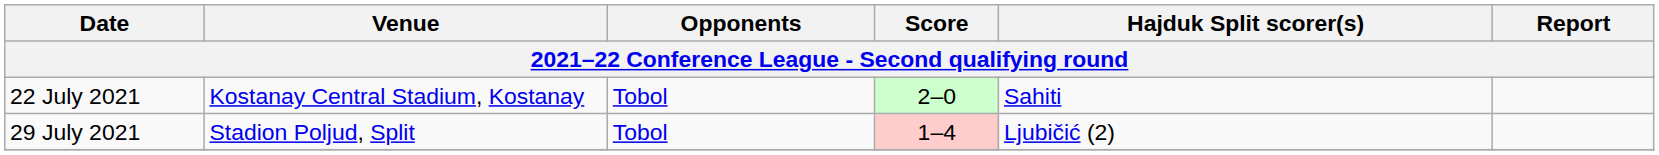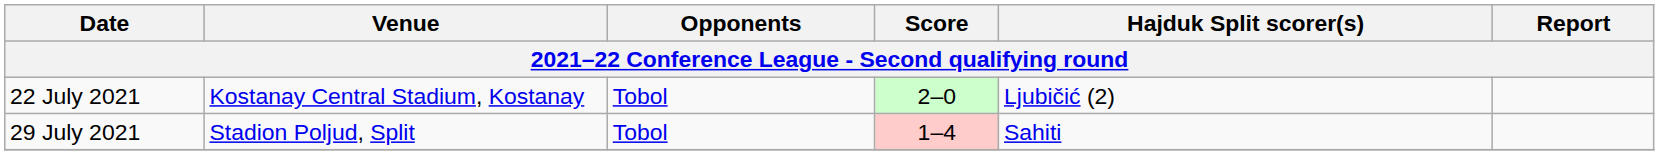(1033, 96) Sahiti -> (1059, 96) Ljubičić (2)
(1059, 132) Ljubičić (2) -> (1033, 132) Sahiti
